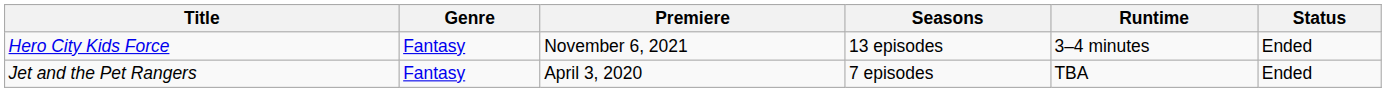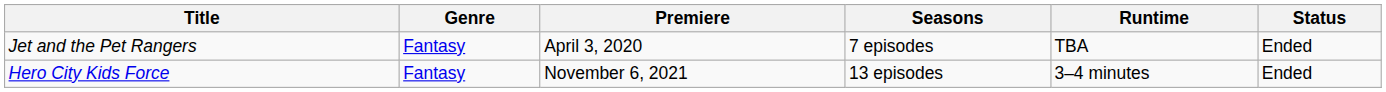rows swapped: (103, 73) <-> (89, 45)
